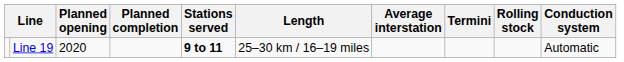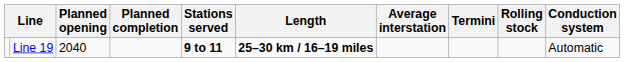(73, 47) 2020 -> (73, 47) 2040
(304, 47) normal -> (306, 47) bold
